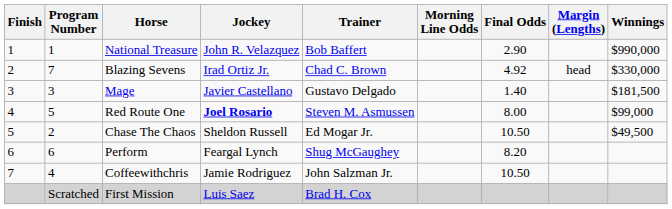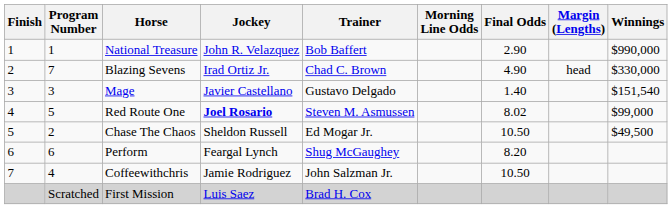(515, 70) 4.92 -> (515, 70) 4.90
(635, 91) $181,500 -> (635, 91) $151,540
(515, 111) 8.00 -> (515, 111) 8.02
